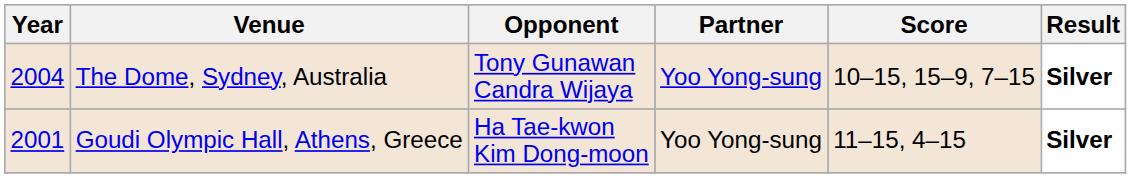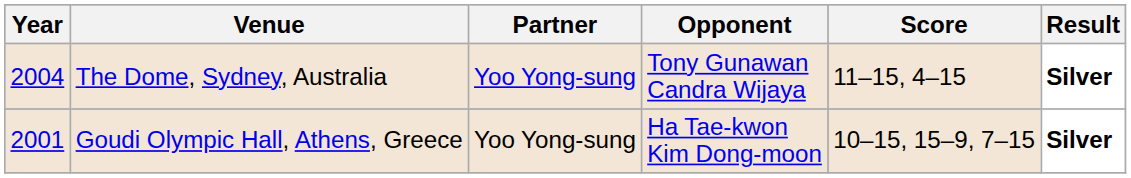columns swapped: (741, 24) <-> (561, 24)
(934, 76) 10–15, 15–9, 7–15 -> (900, 76) 11–15, 4–15
(900, 141) 11–15, 4–15 -> (934, 141) 10–15, 15–9, 7–15
